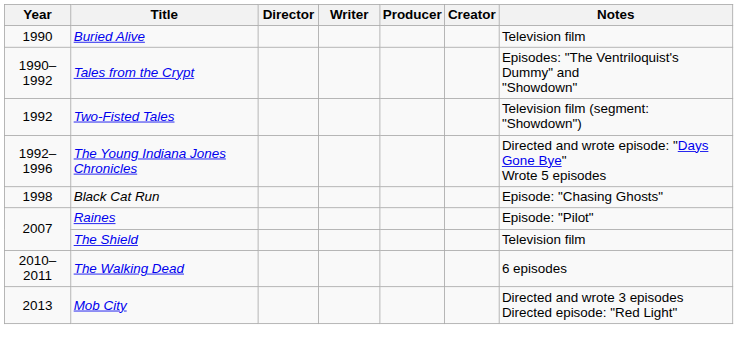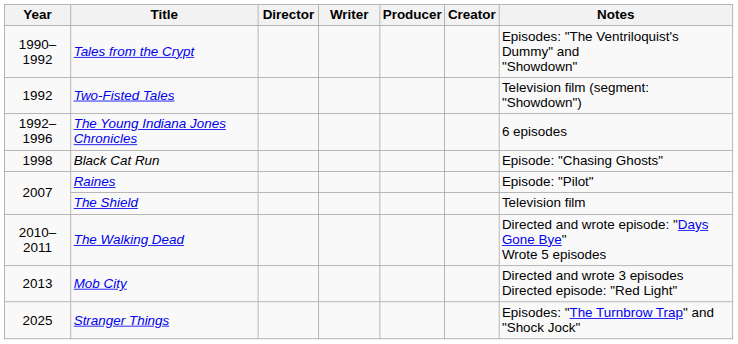- row: (109, 36)
(605, 160) Directed and wrote episode: "Days Gone Bye" Wrote 5 episodes -> (534, 132) 6 episodes
(534, 268) 6 episodes -> (605, 239) Directed and wrote episode: "Days Gone Bye" Wrote 5 episodes
+ row: (121, 320)
